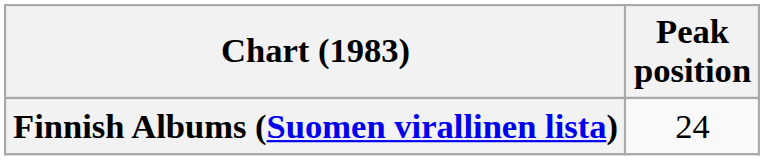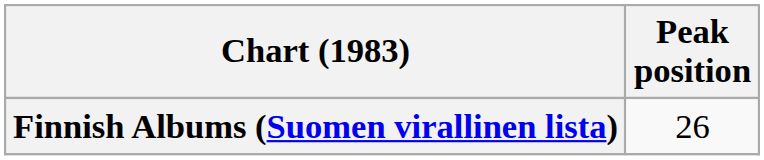(693, 125) 24 -> (693, 125) 26
